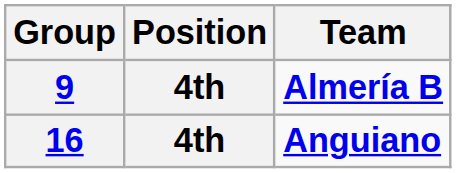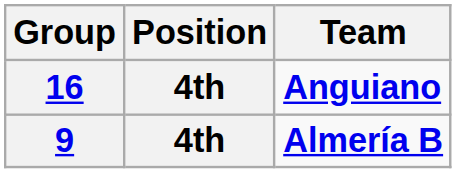rows swapped: (65, 87) <-> (65, 141)
